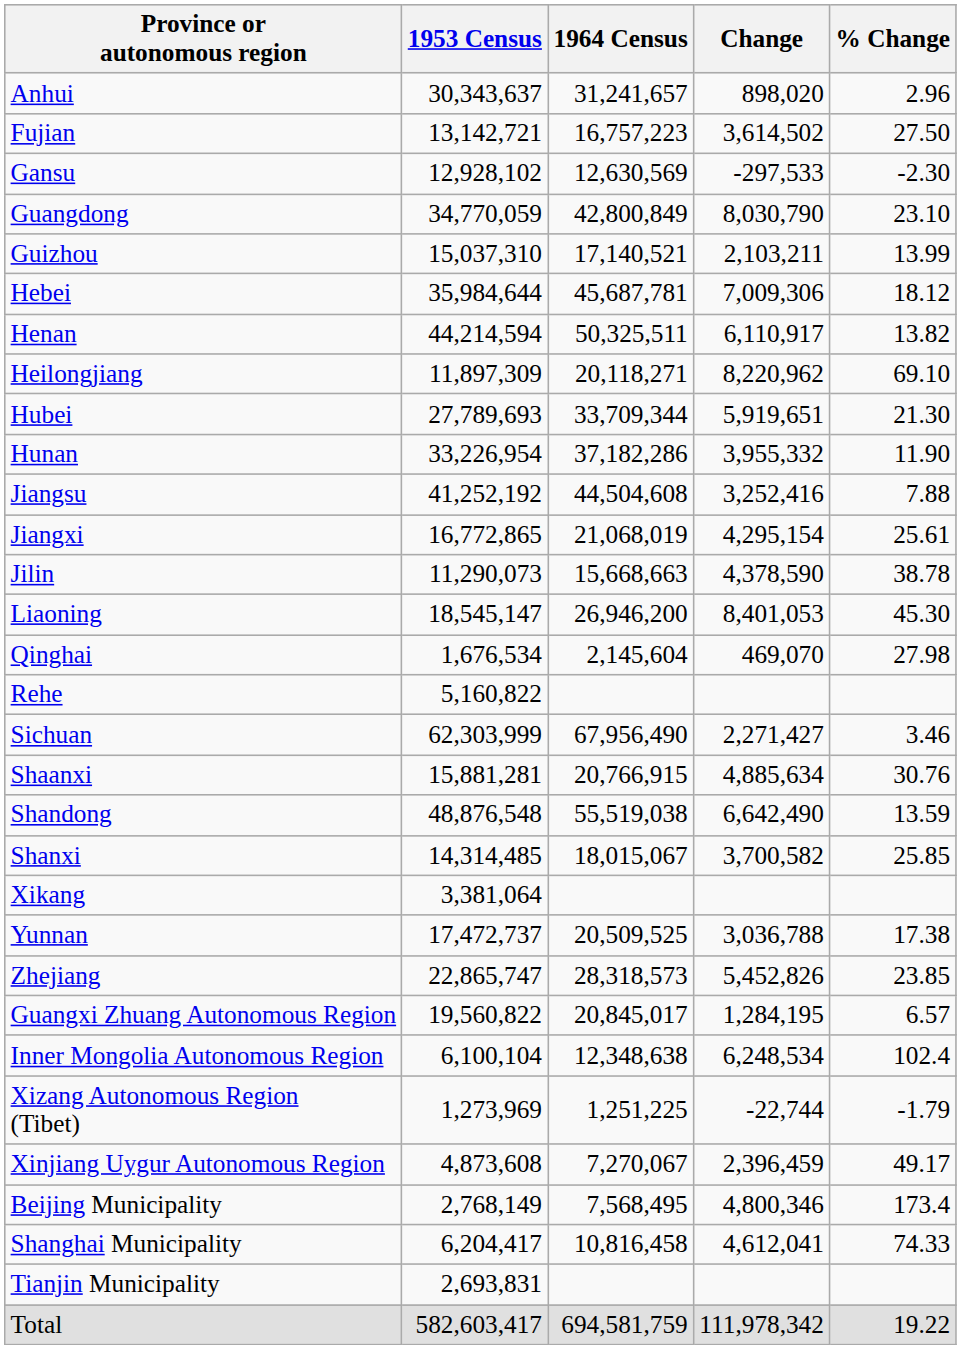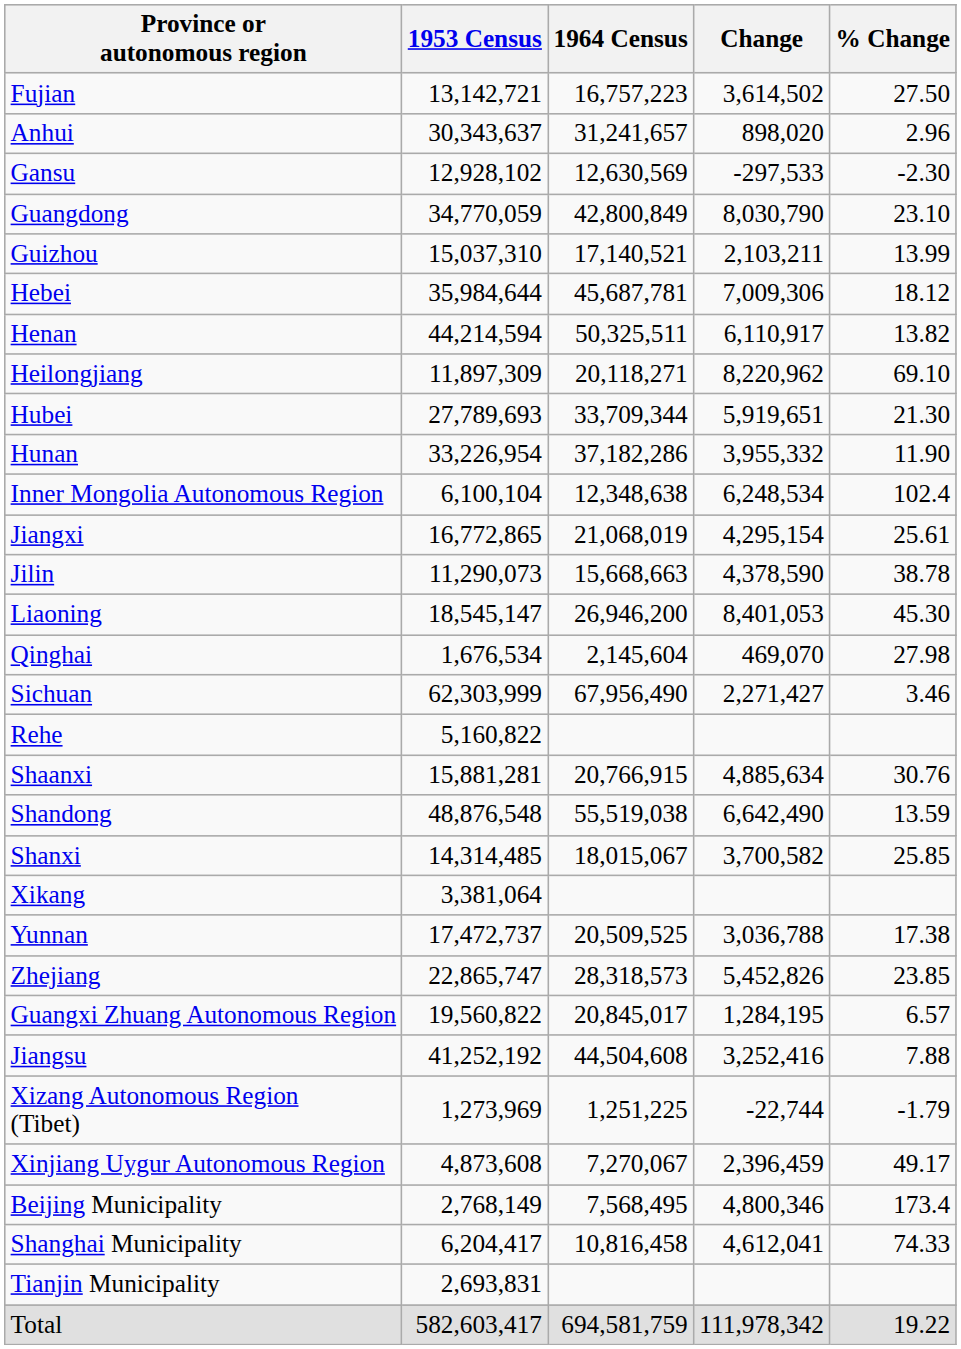rows swapped: (42, 93) <-> (43, 133)
rows swapped: (49, 494) <-> (197, 1055)
rows swapped: (37, 694) <-> (51, 734)
